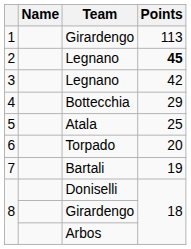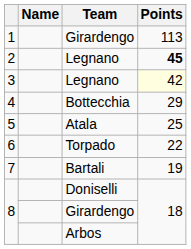(175, 80) no background -> (175, 80) lightyellow background
(175, 146) 20 -> (175, 146) 22
